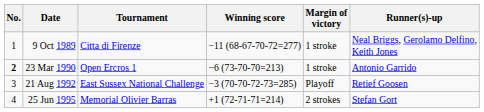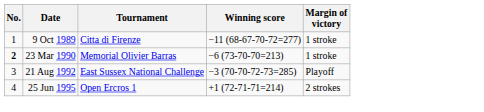- column: (414, 18)
(108, 67) Open Ercros 1 -> (128, 56) Memorial Olivier Barras
(128, 99) Memorial Olivier Barras -> (108, 88) Open Ercros 1
